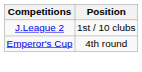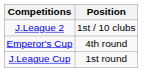+ row: (40, 59)
